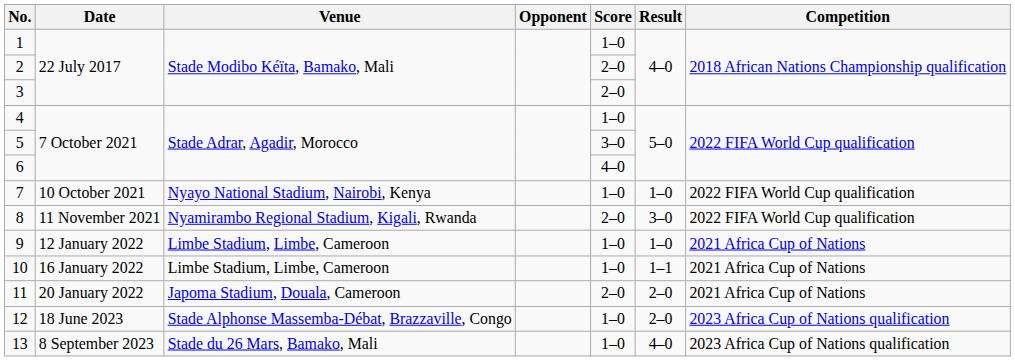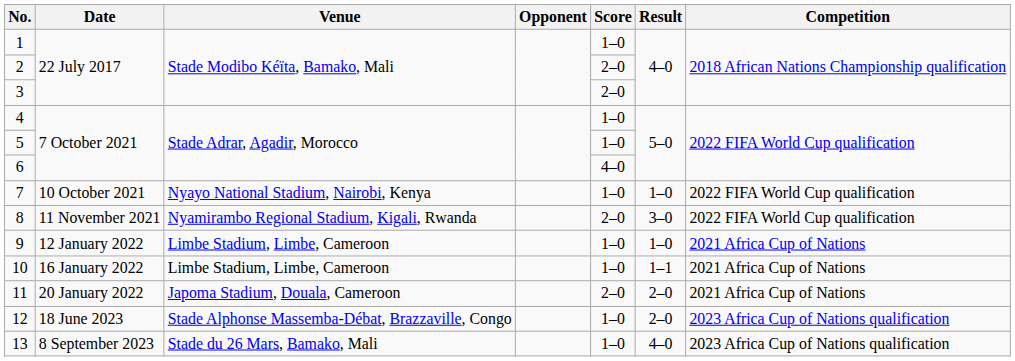(613, 142) 3–0 -> (613, 142) 1–0
